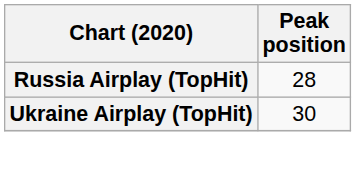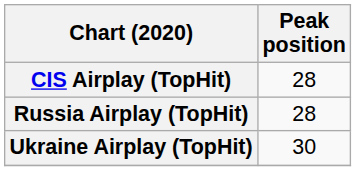+ row: (131, 79)
